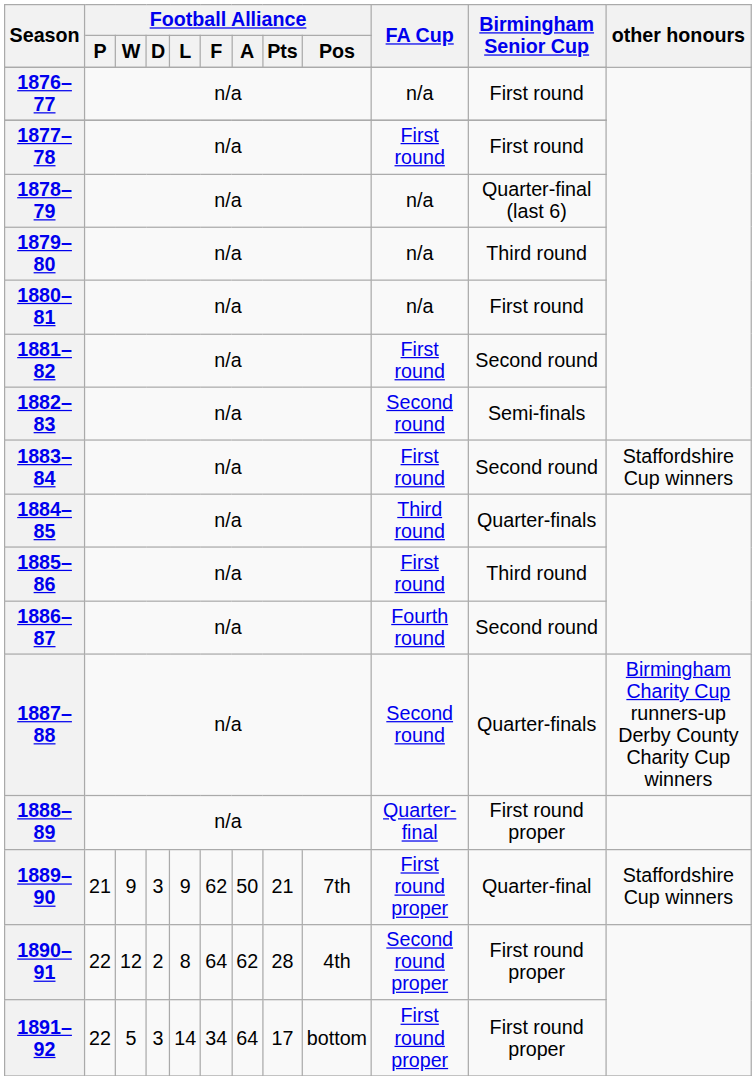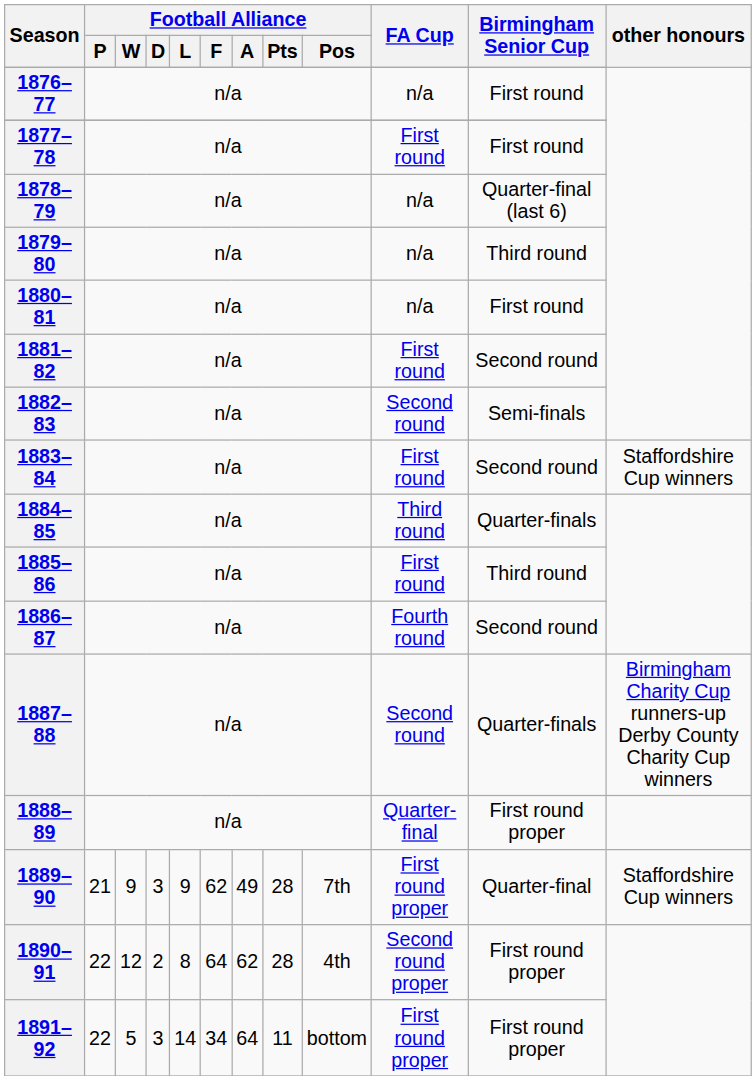(247, 886) 50 -> (247, 886) 49
(282, 886) 21 -> (282, 886) 28
(282, 1037) 17 -> (282, 1037) 11
